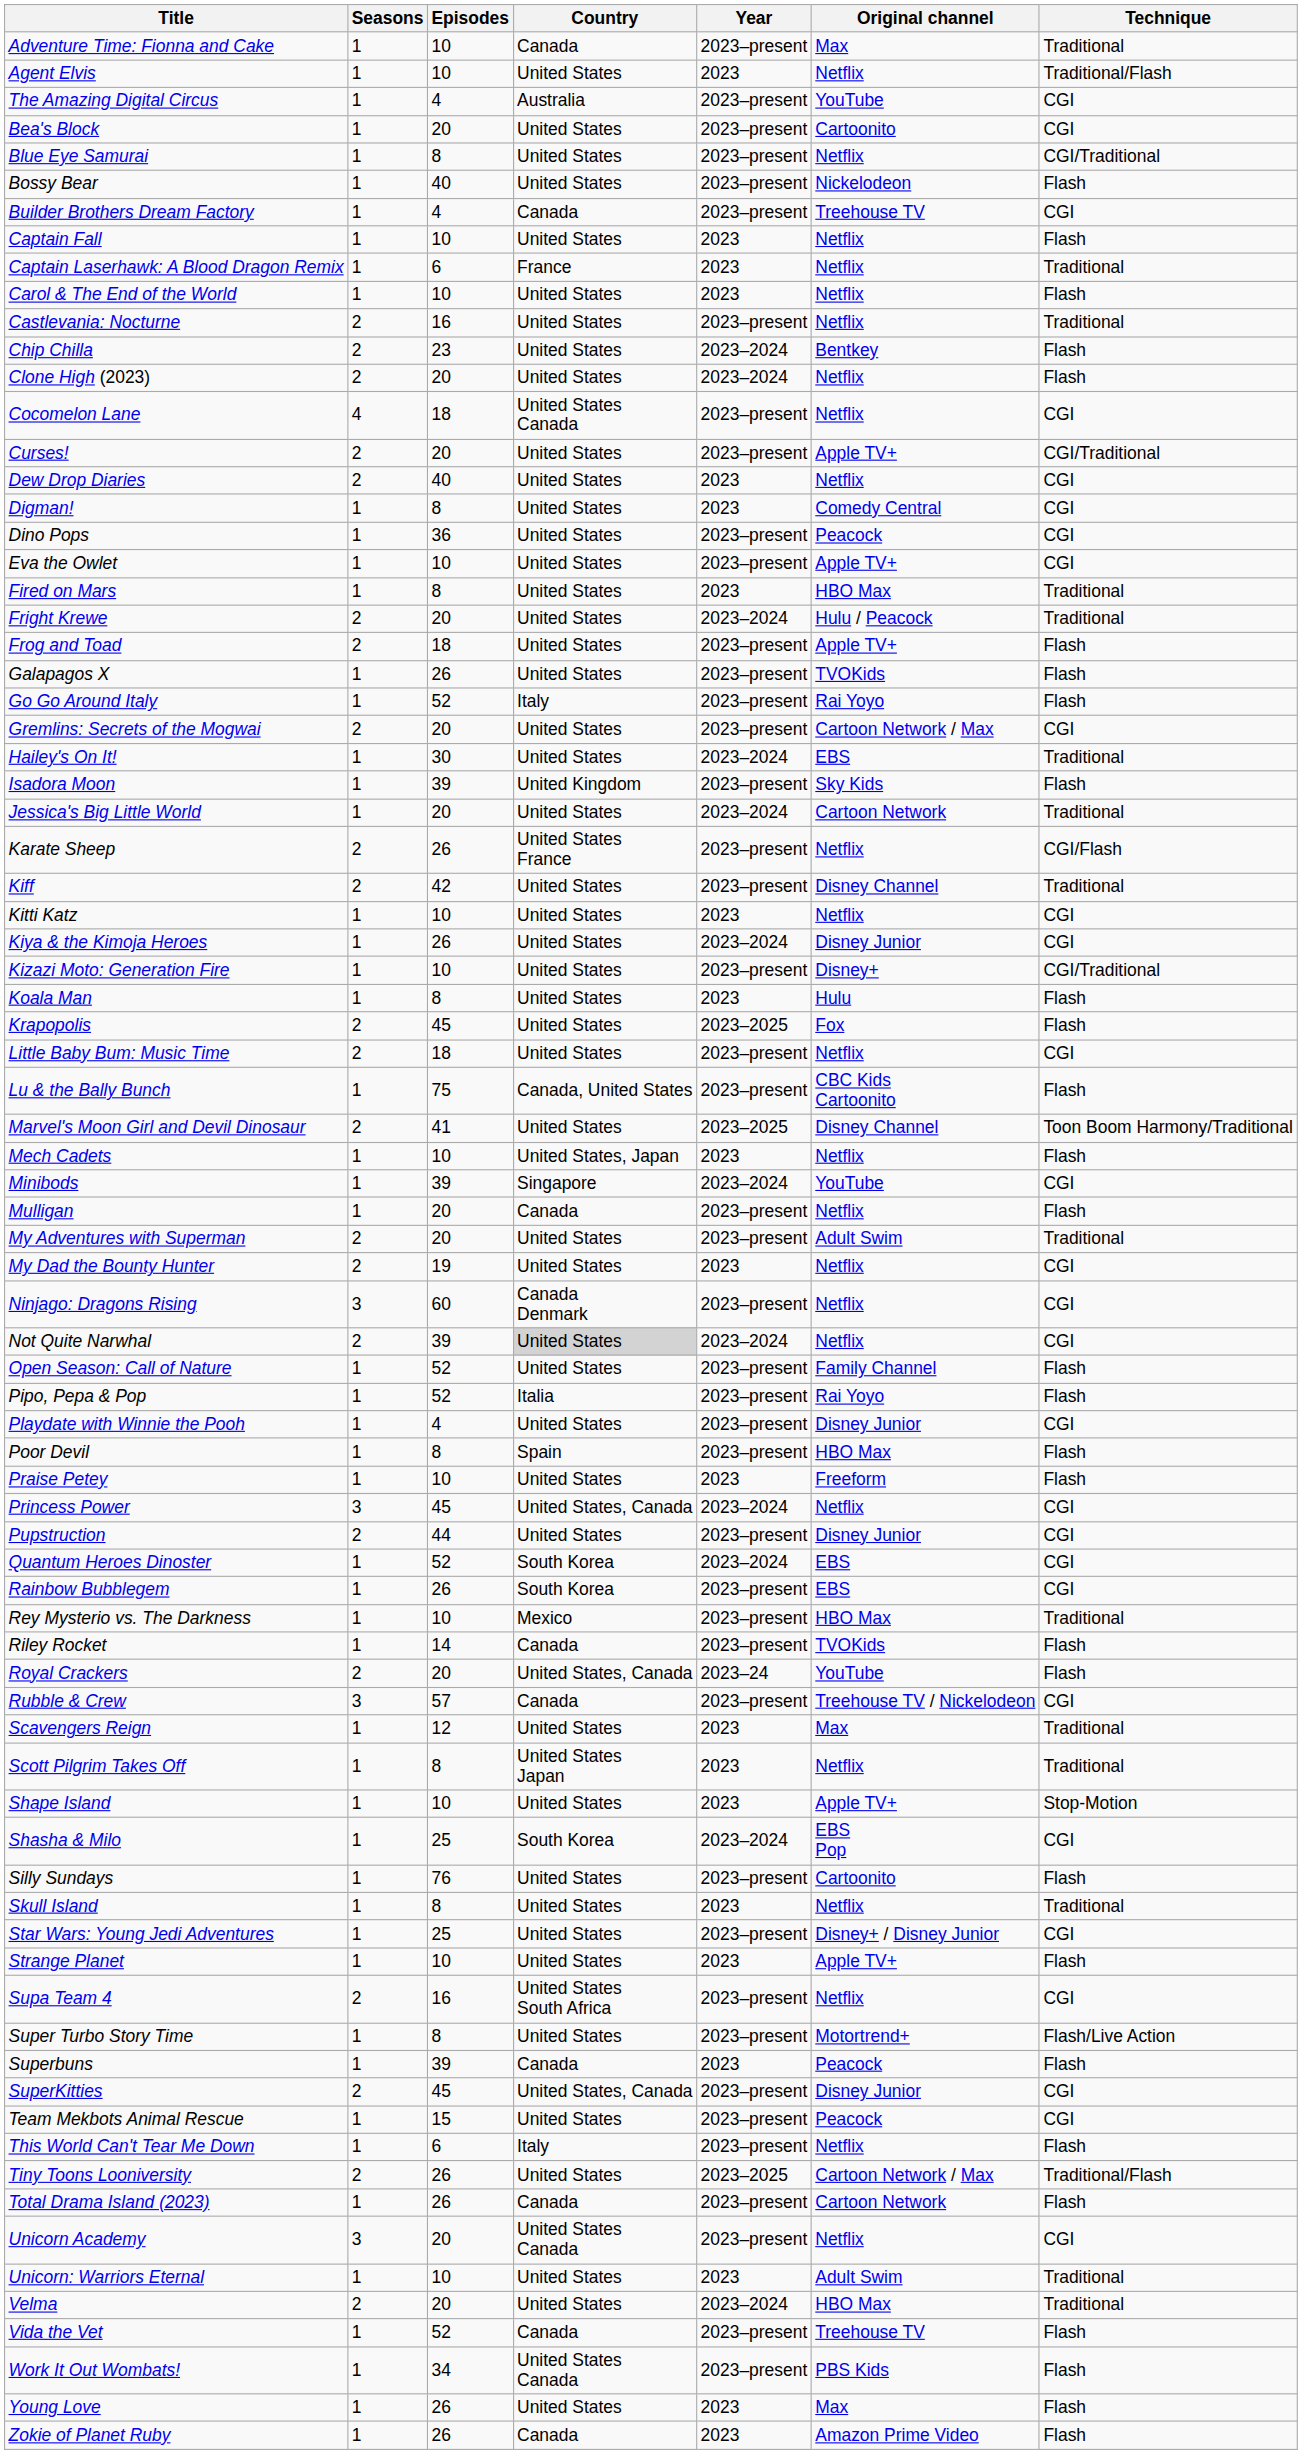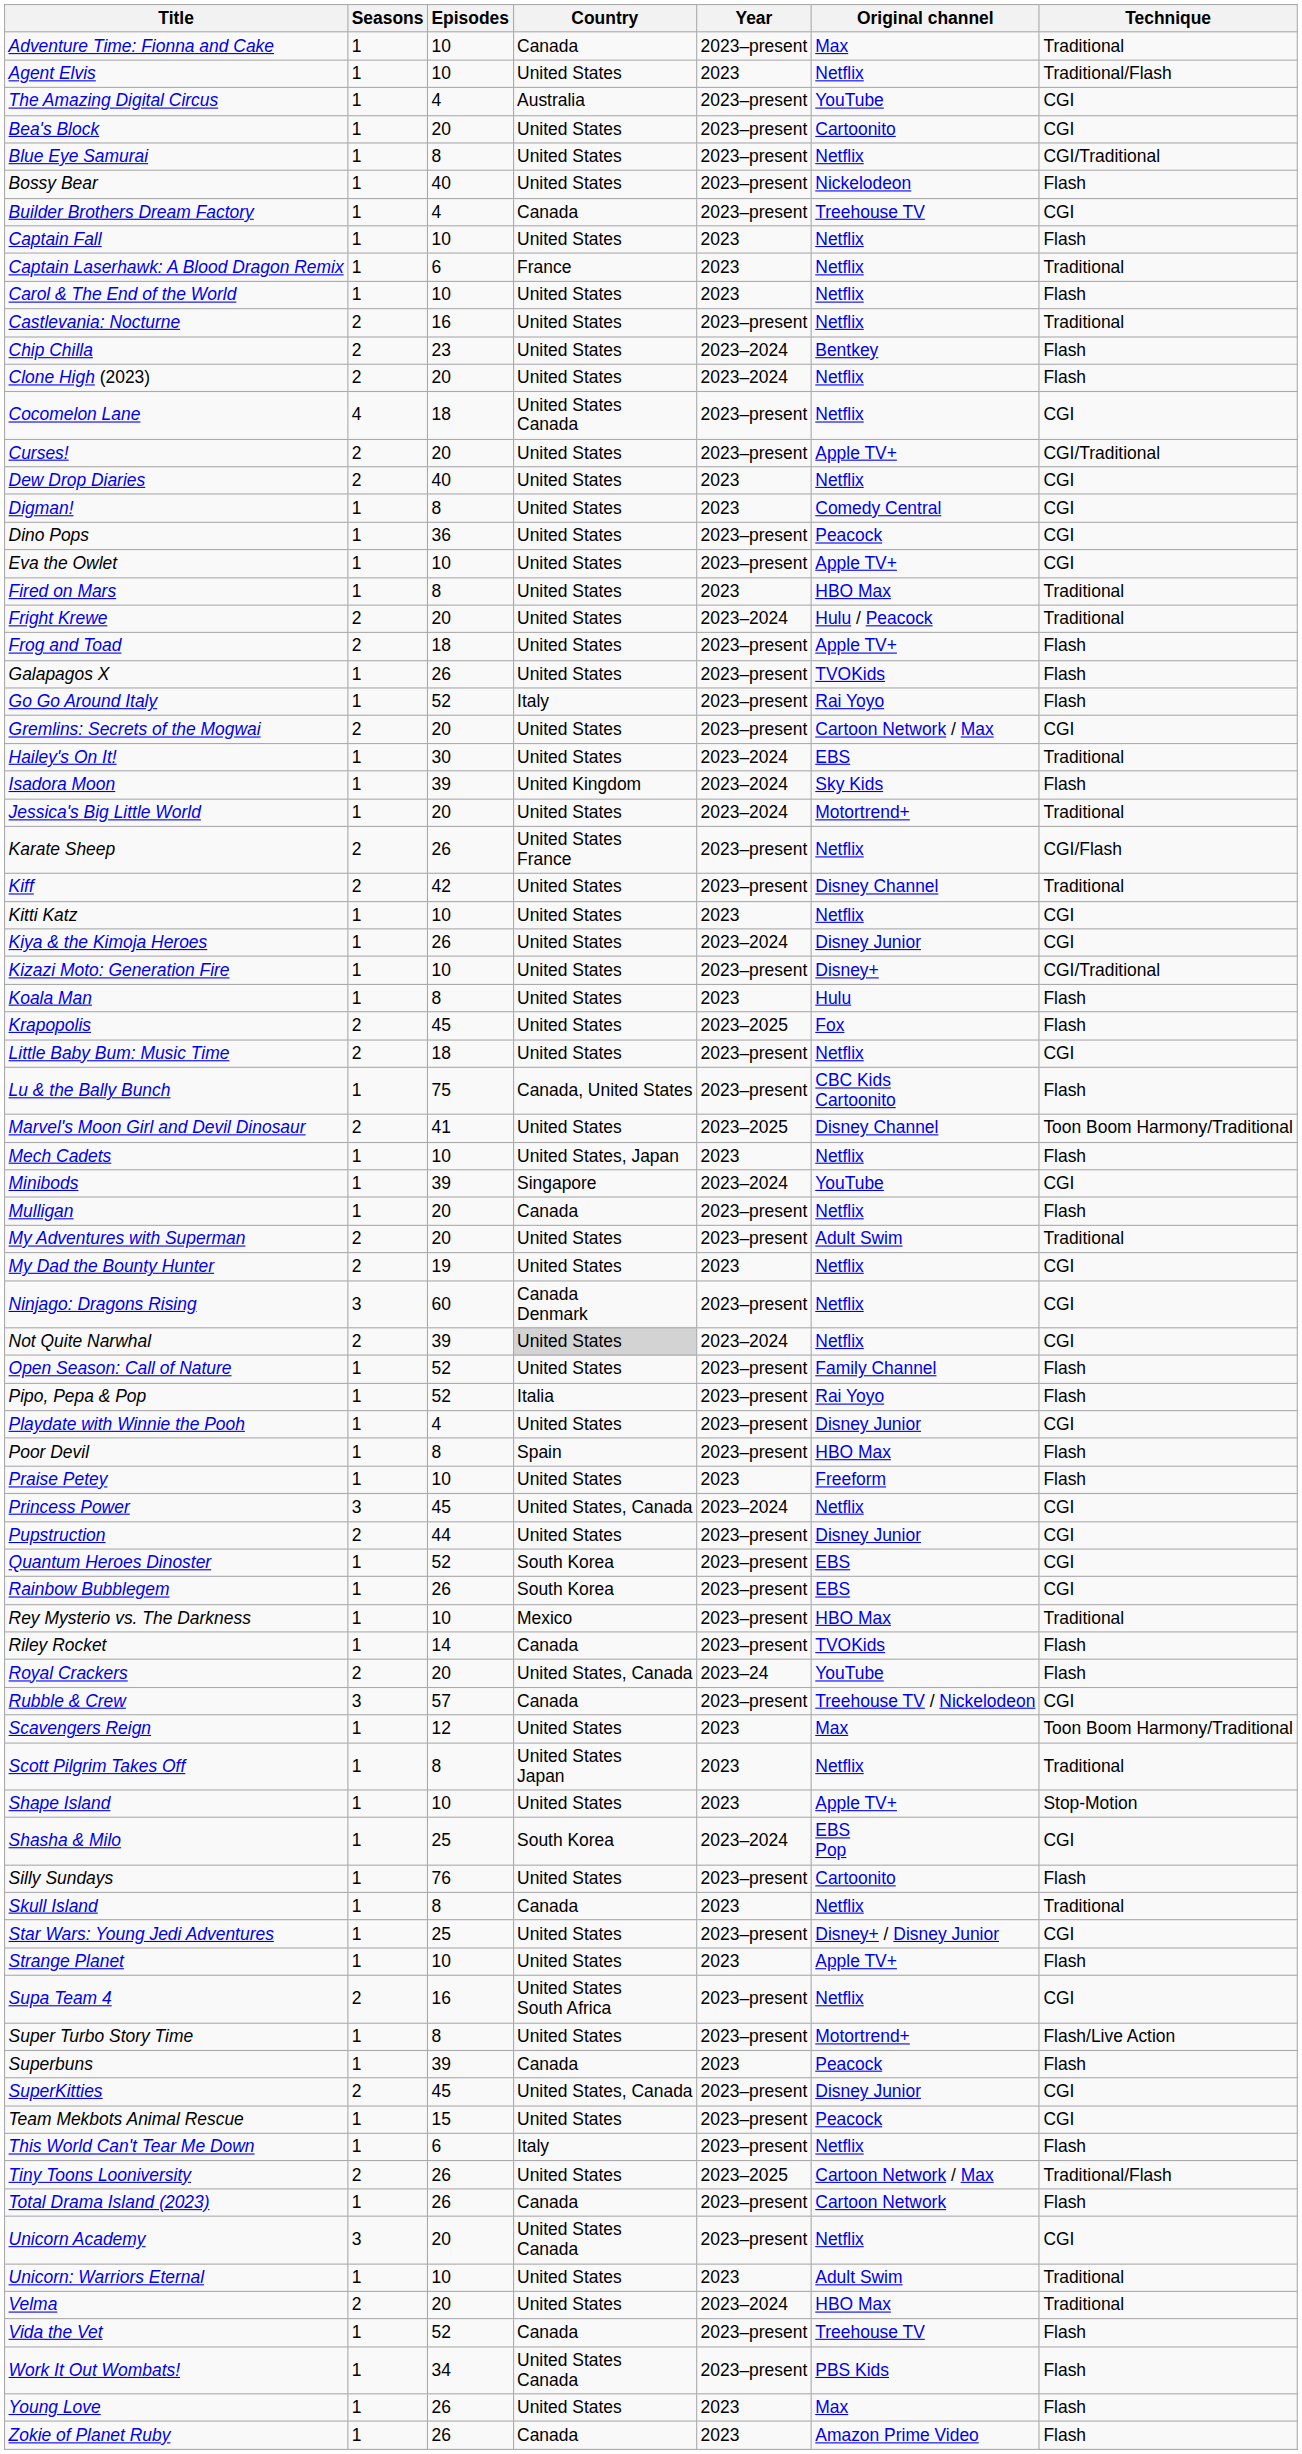(754, 784) 2023–present -> (744, 784) 2023–2024
(881, 812) Cartoon Network -> (863, 812) Motortrend+
(744, 1562) 2023–2024 -> (754, 1562) 2023–present
(1084, 1728) Traditional -> (1168, 1728) Toon Boom Harmony/Traditional
(569, 1906) United States -> (548, 1906) Canada
